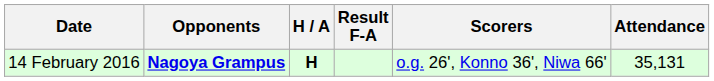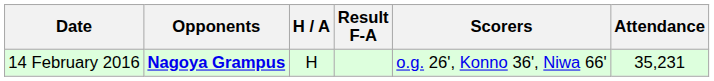(311, 62) bold -> (311, 62) normal
(660, 62) 35,131 -> (660, 62) 35,231
